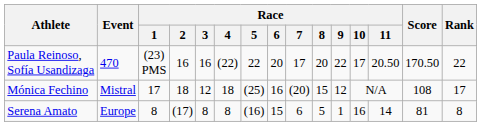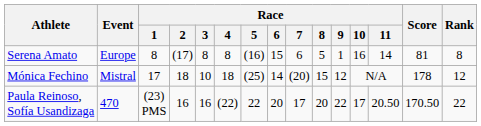rows swapped: (42, 111) <-> (51, 63)
(205, 90) 12 -> (205, 76) 10
(277, 90) 16 -> (277, 76) 14
(422, 90) 108 -> (422, 76) 178
(459, 90) 17 -> (459, 76) 12
